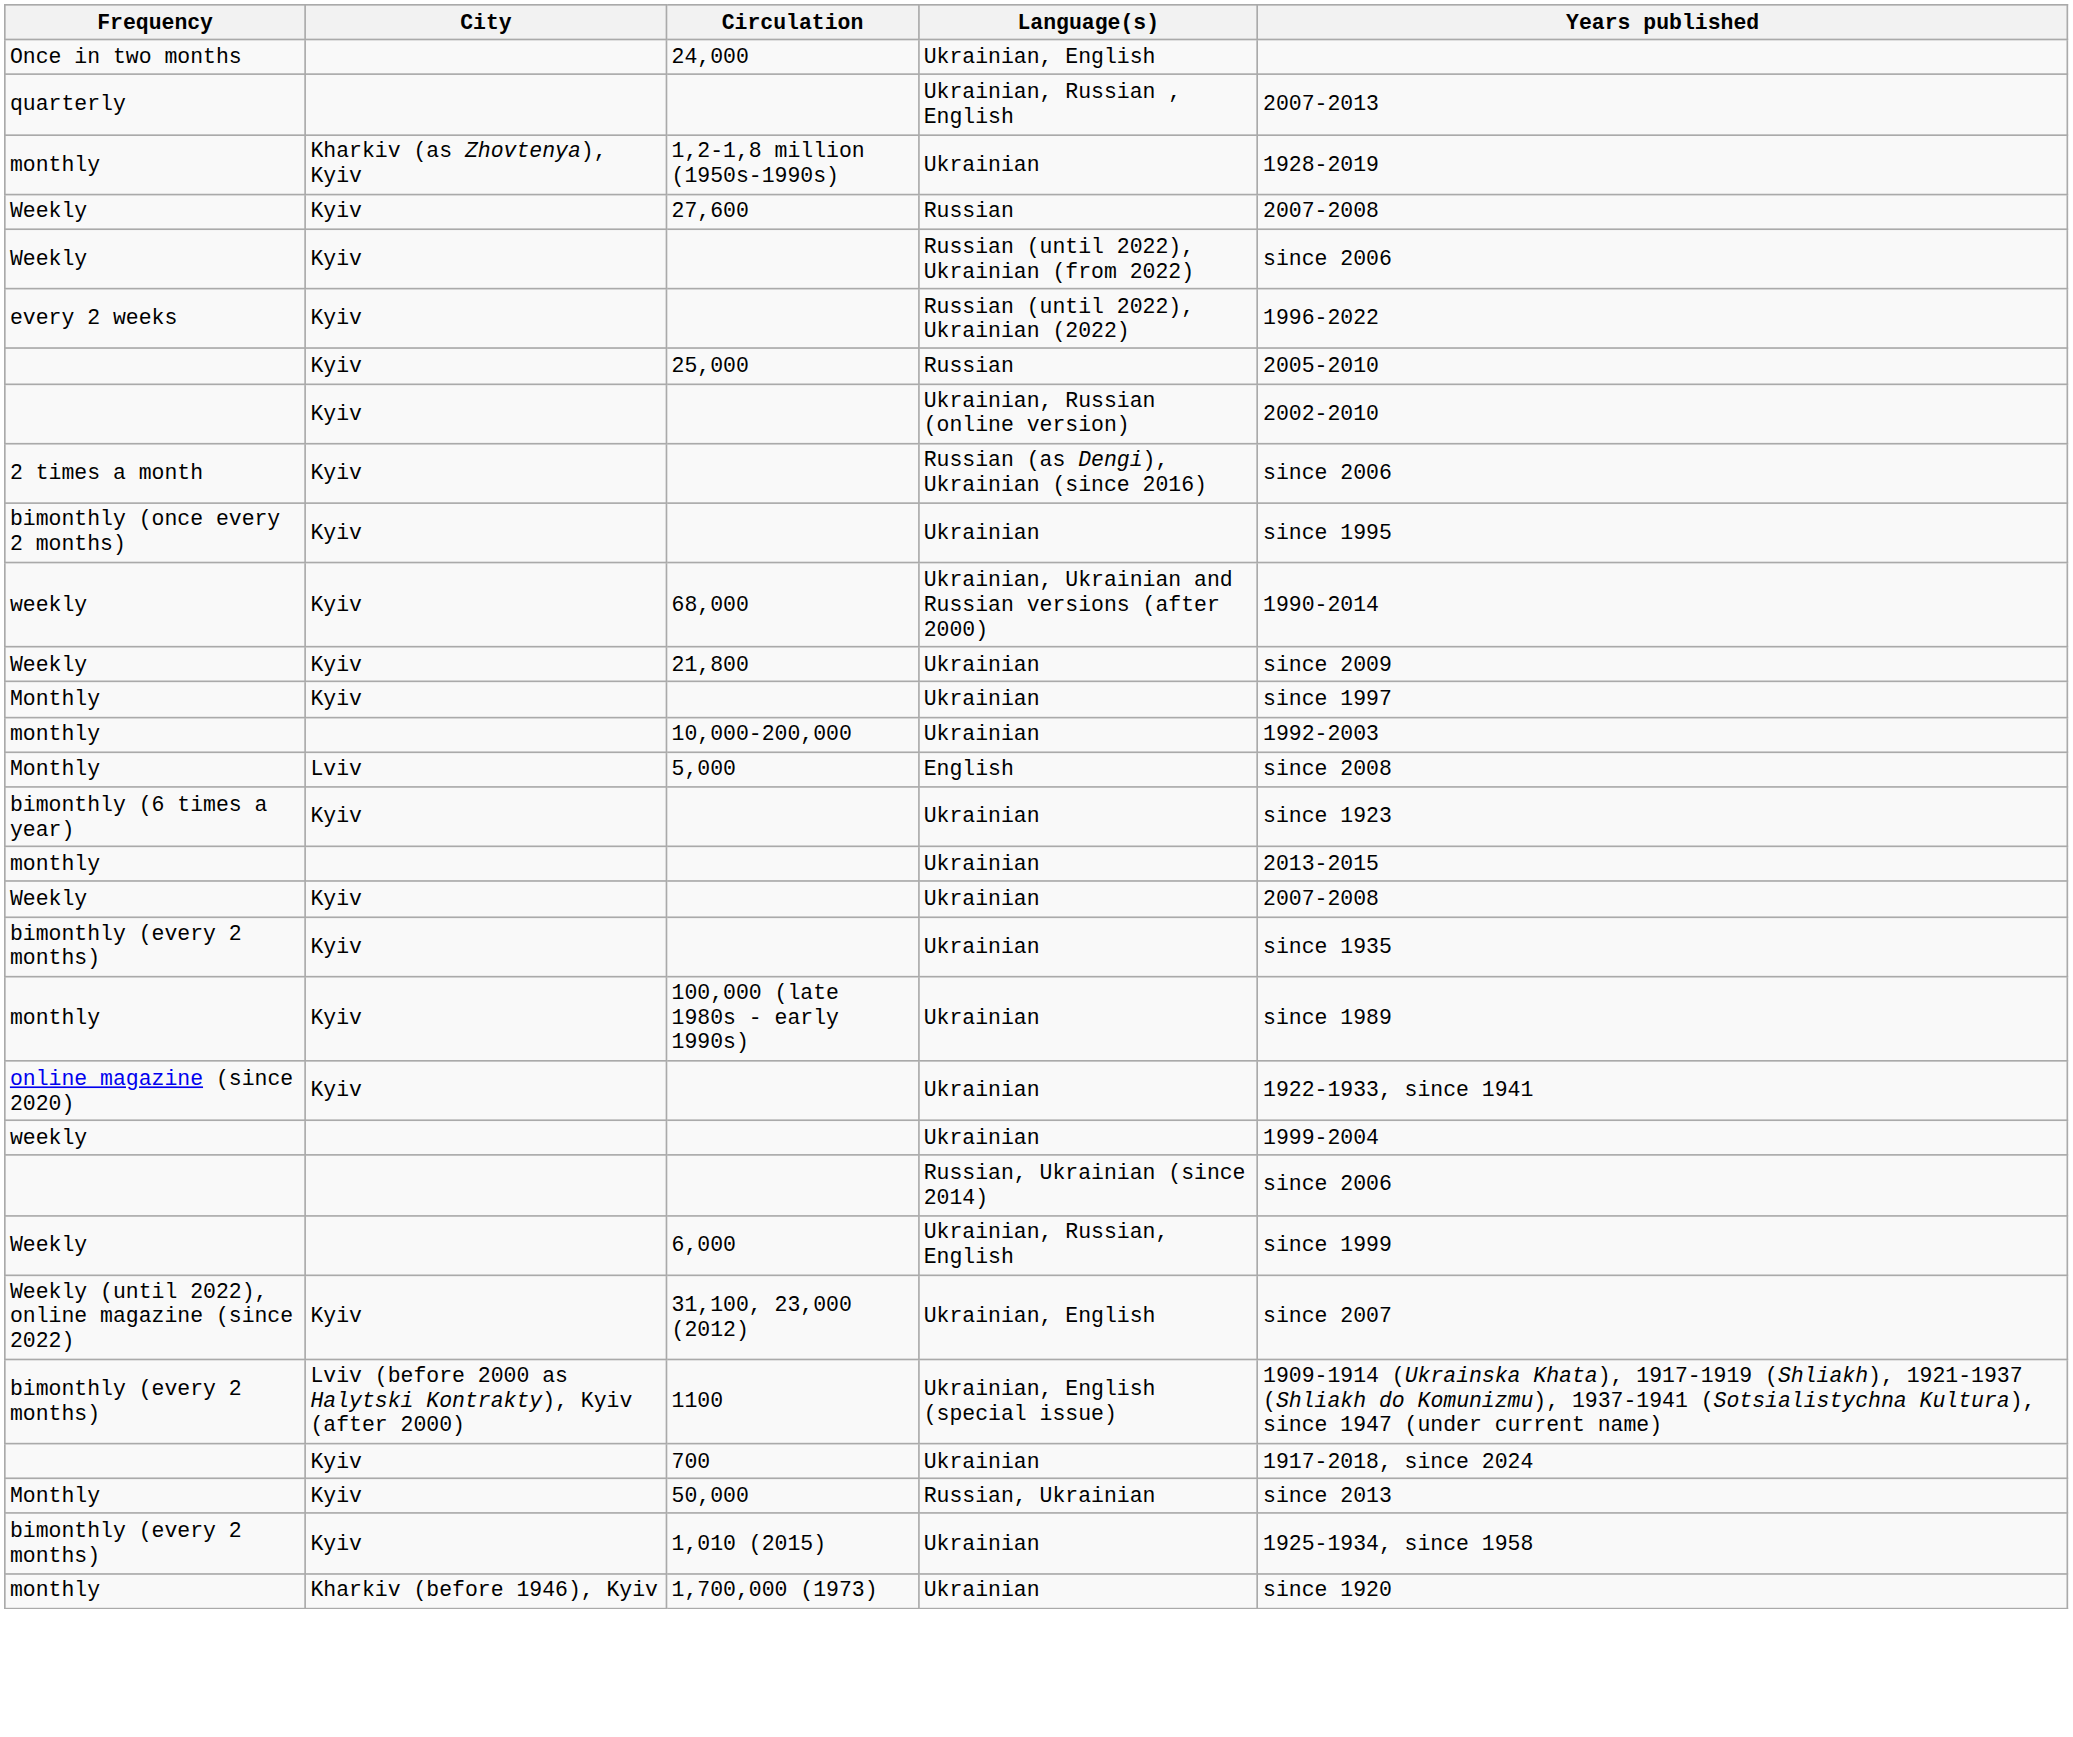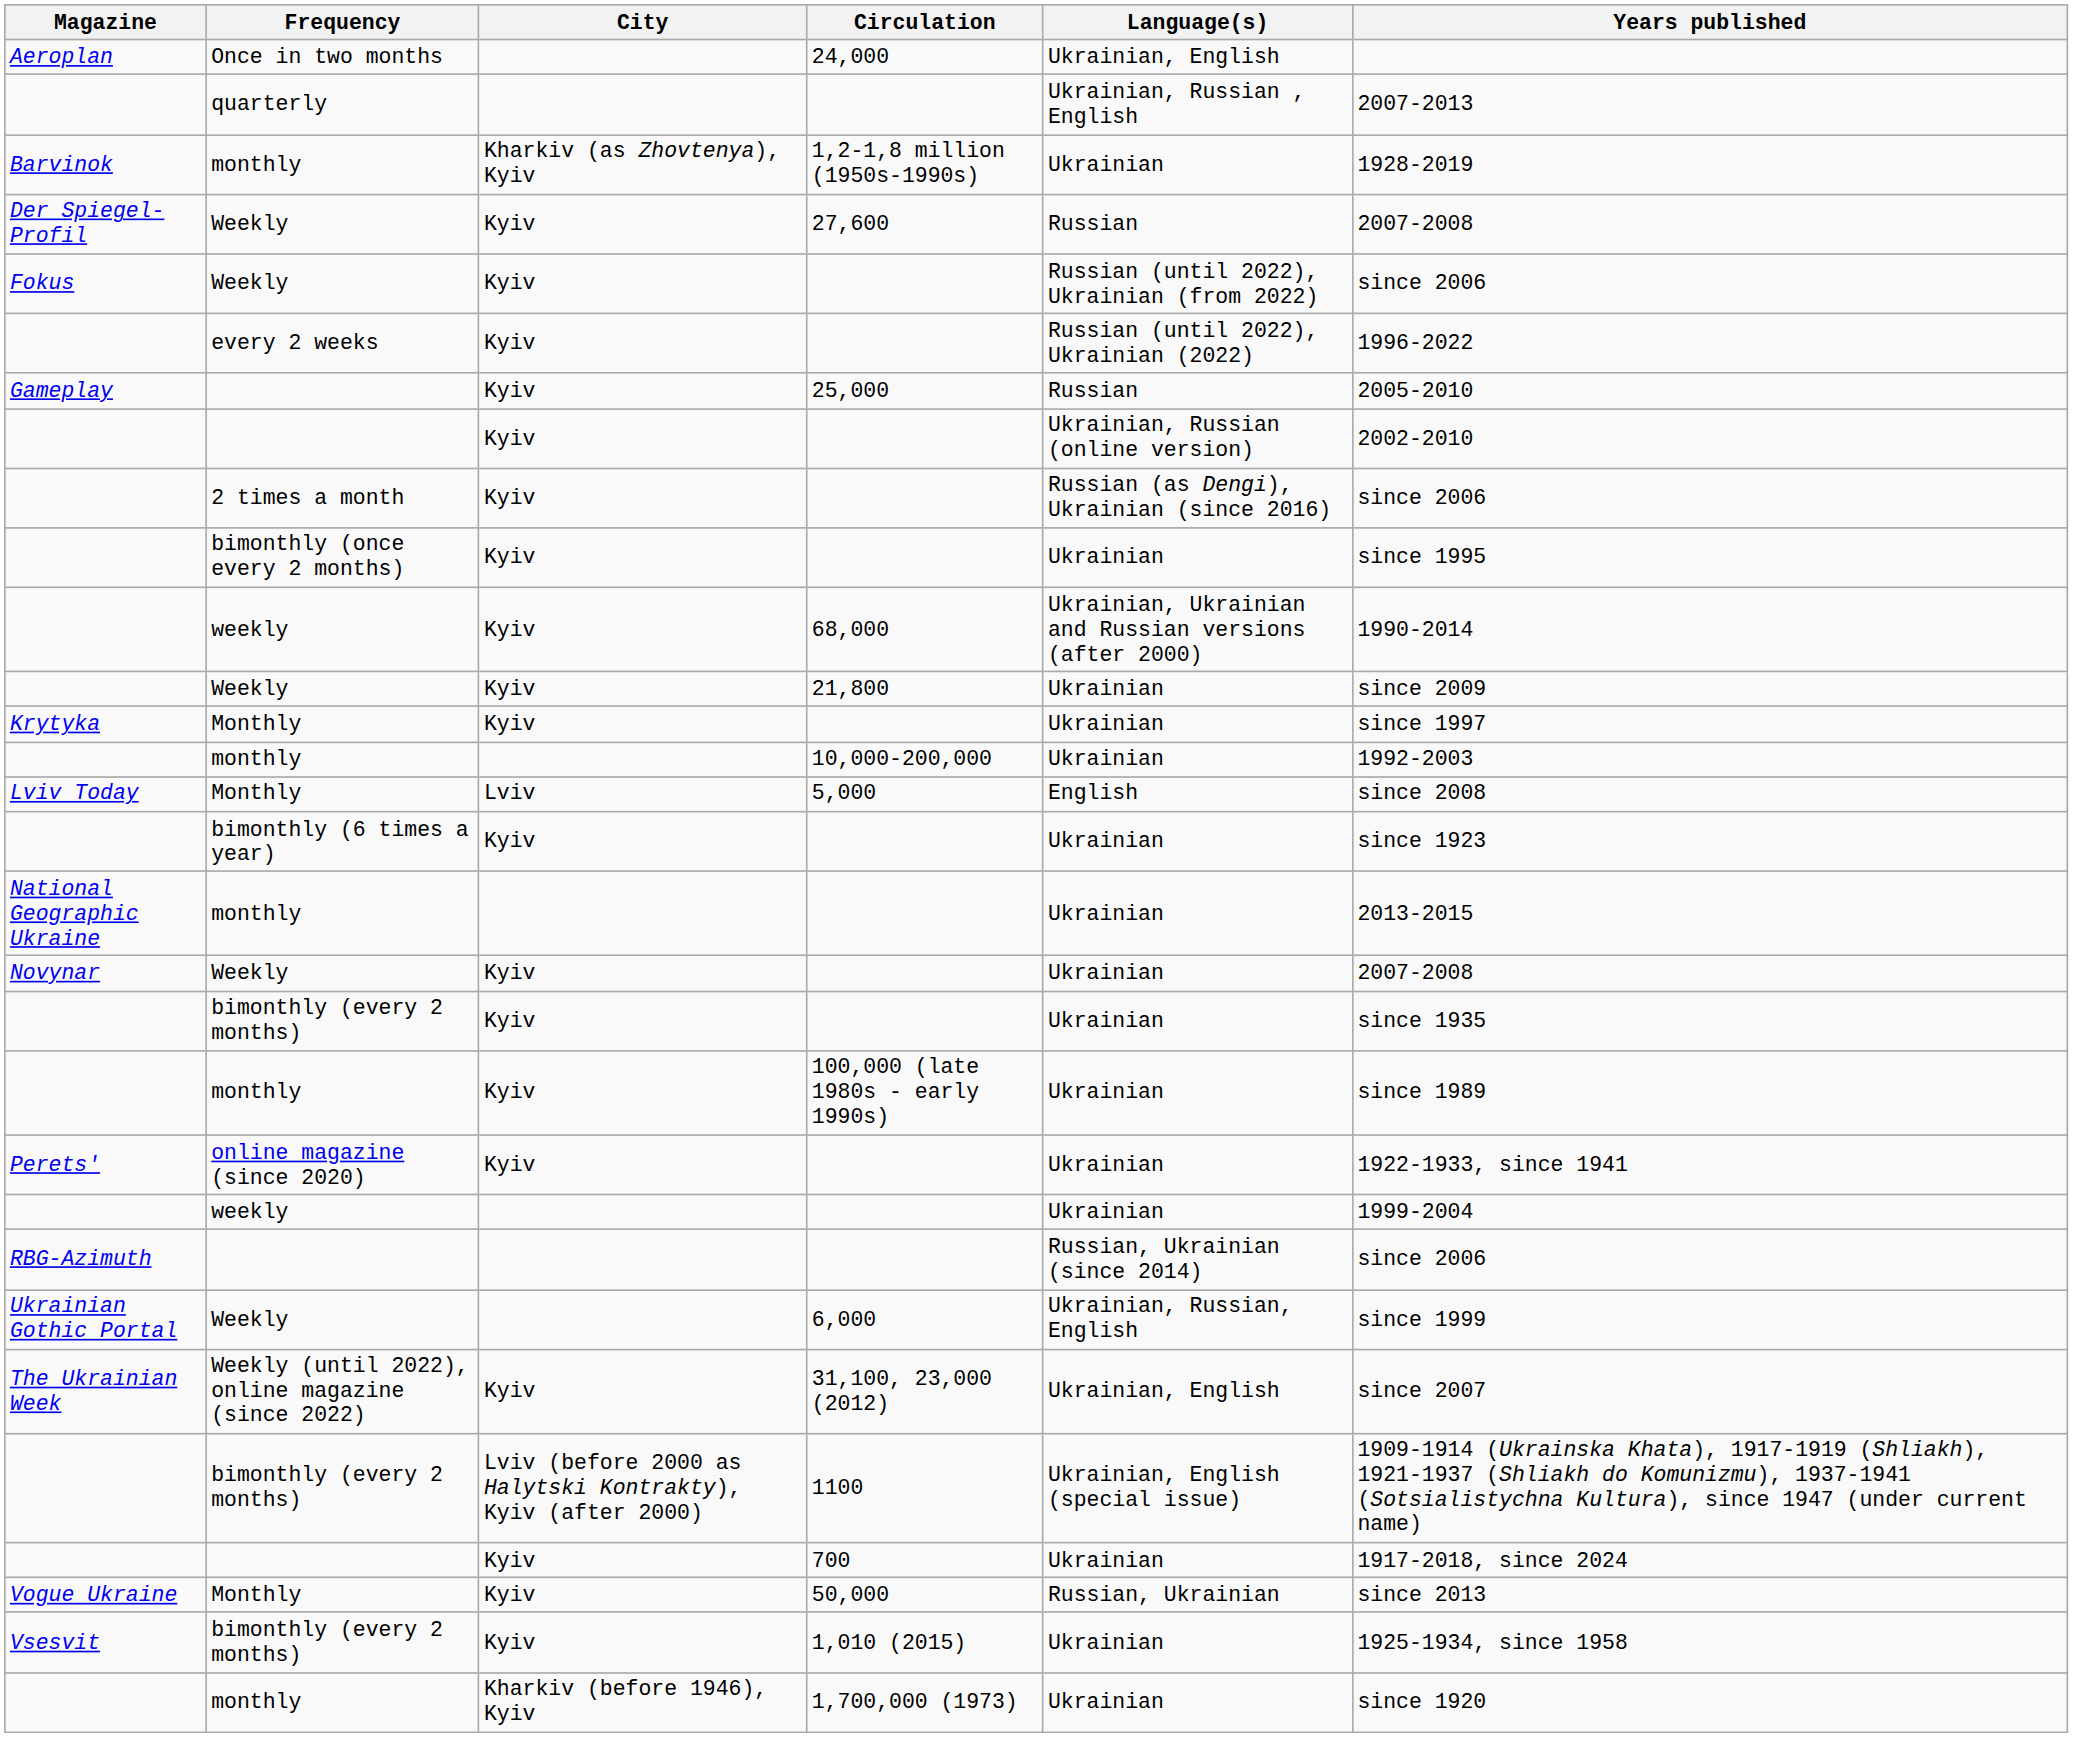+ column: (105, 22)
